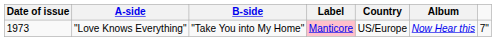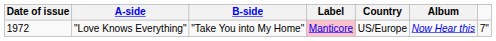(18, 28) 1973 -> (18, 28) 1972
